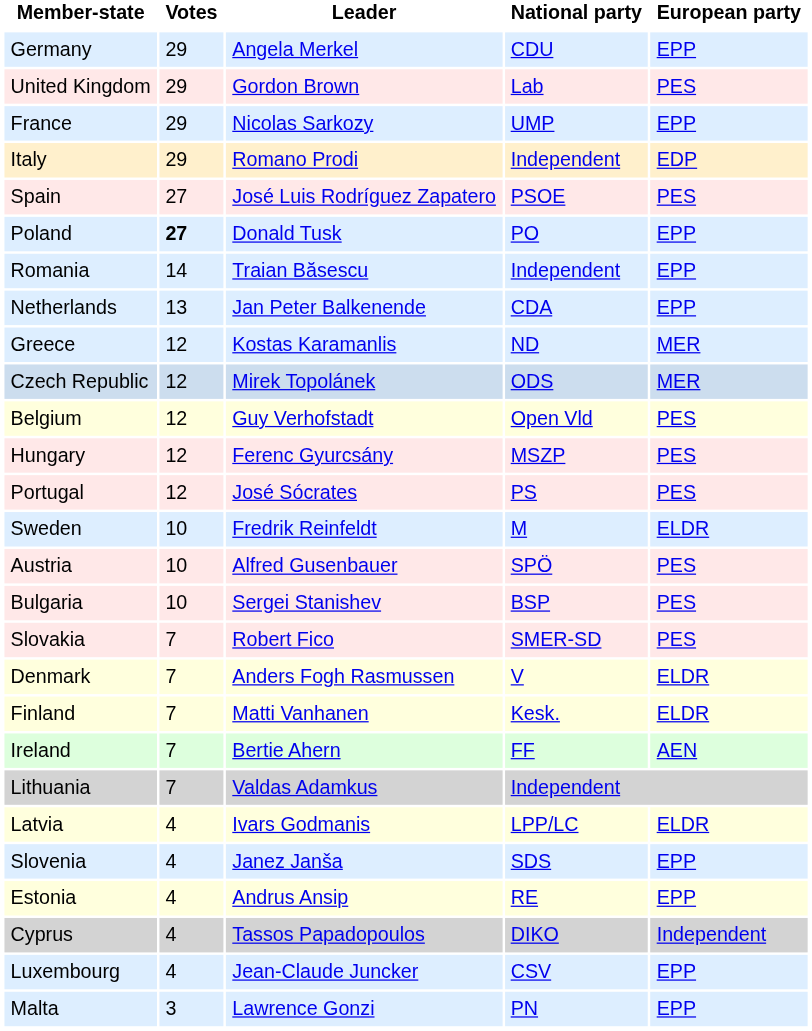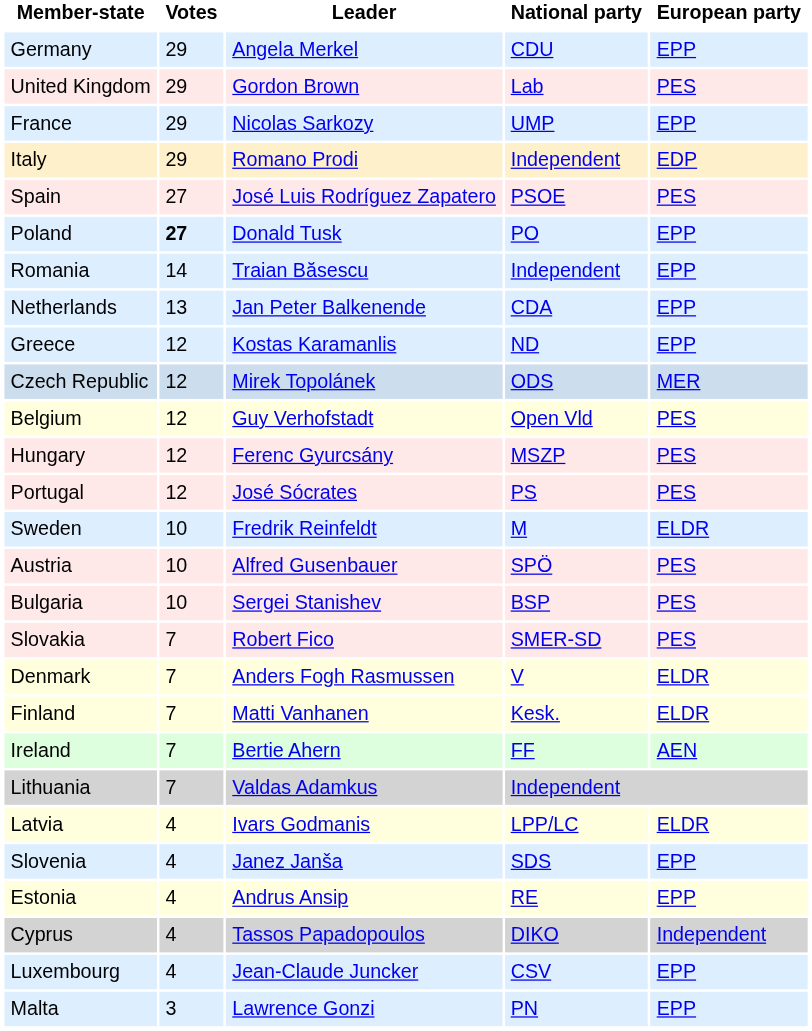(679, 344) MER -> (676, 344) EPP
